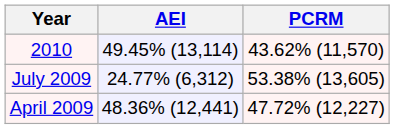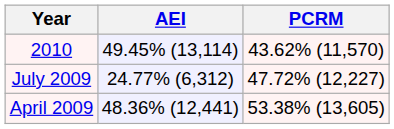(316, 78) 53.38% (13,605) -> (316, 78) 47.72% (12,227)
(316, 108) 47.72% (12,227) -> (316, 108) 53.38% (13,605)
